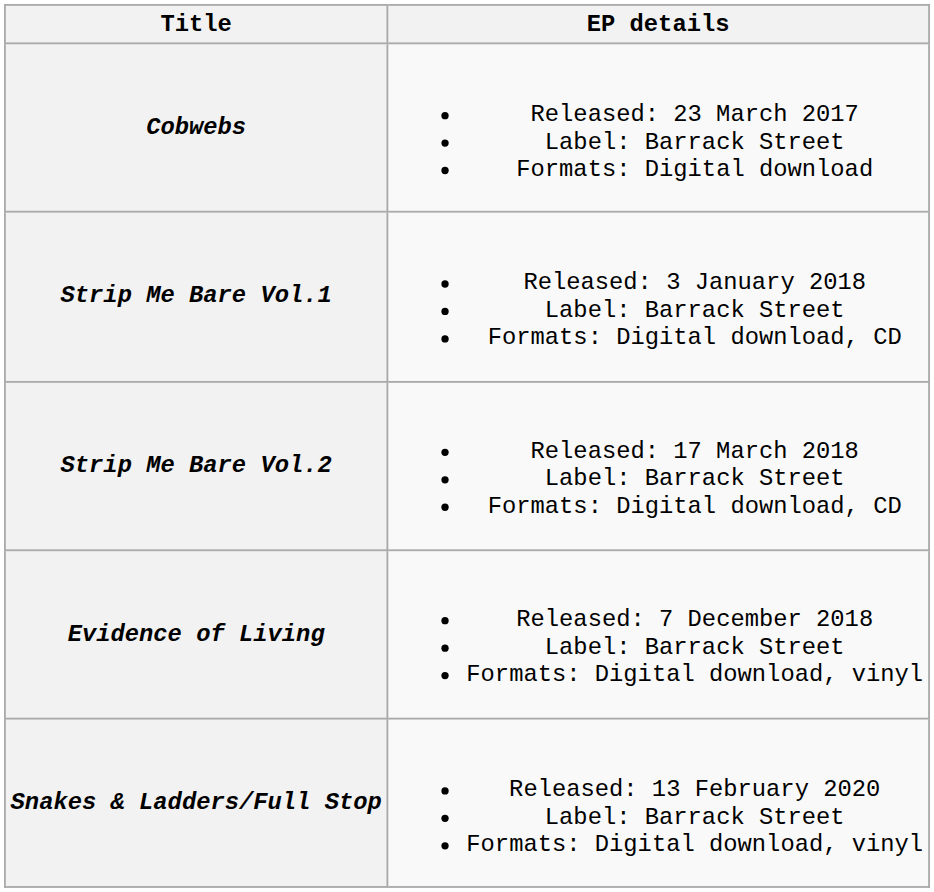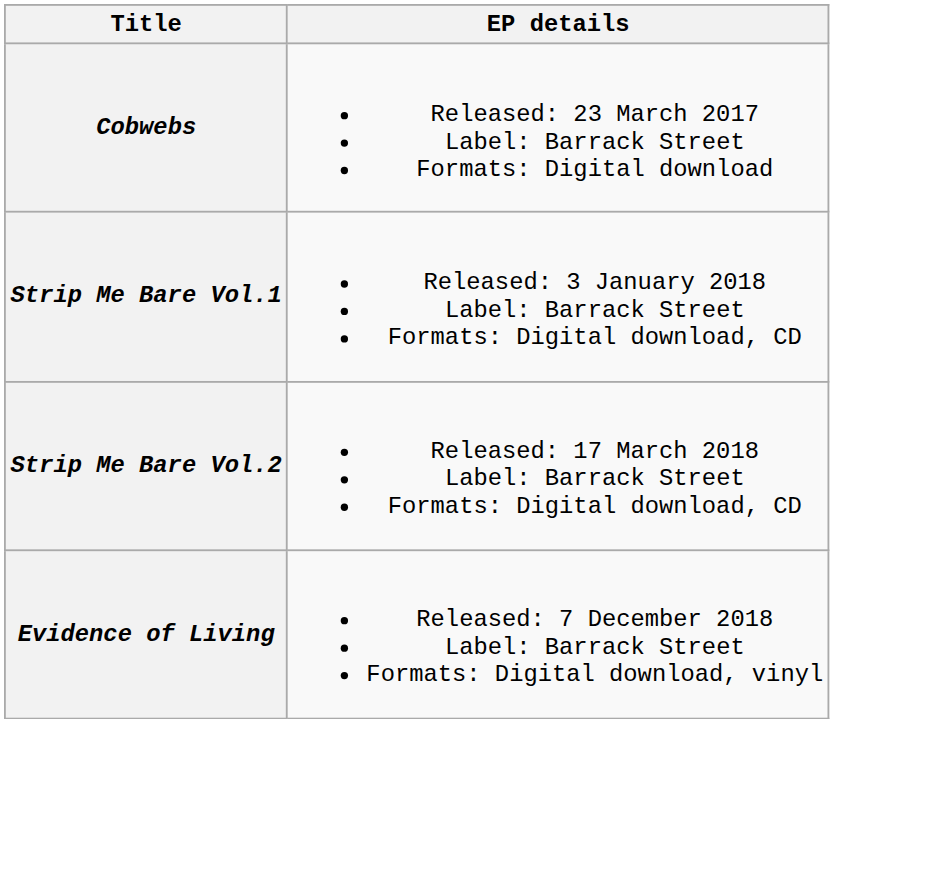- row: (196, 803)
